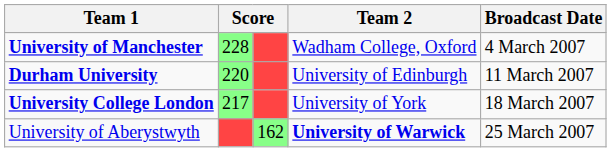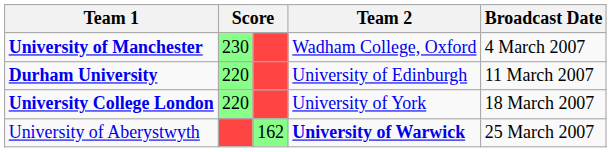(235, 47) 228 -> (235, 47) 230
(235, 103) 217 -> (235, 103) 220
